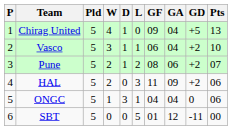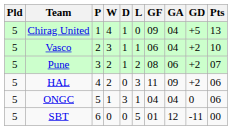columns swapped: (10, 13) <-> (93, 13)
